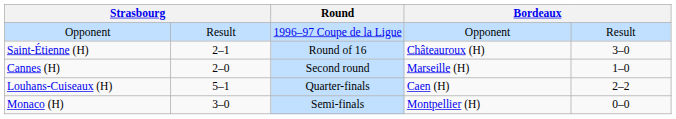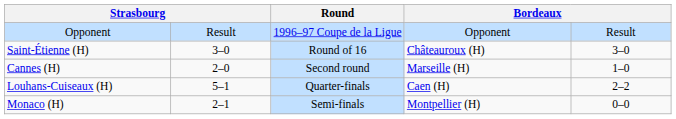(221, 50) 2–1 -> (221, 50) 3–0
(221, 104) 3–0 -> (221, 104) 2–1
